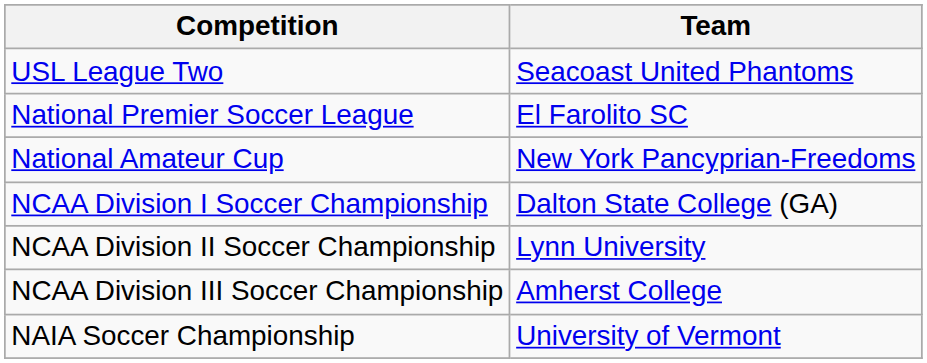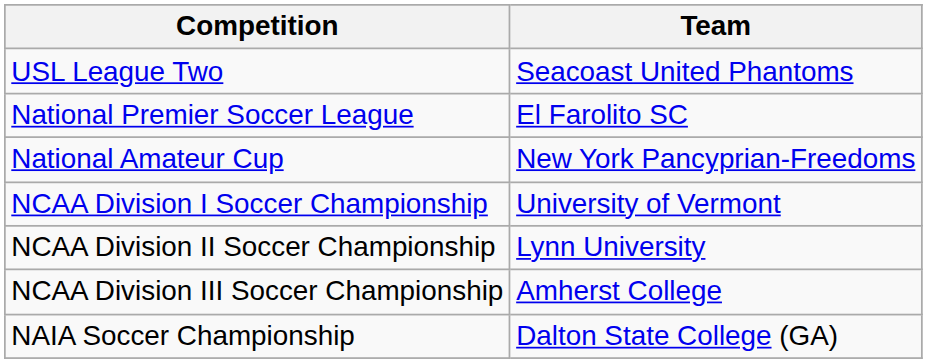(677, 203) Dalton State College (GA) -> (648, 203) University of Vermont
(648, 335) University of Vermont -> (677, 335) Dalton State College (GA)
